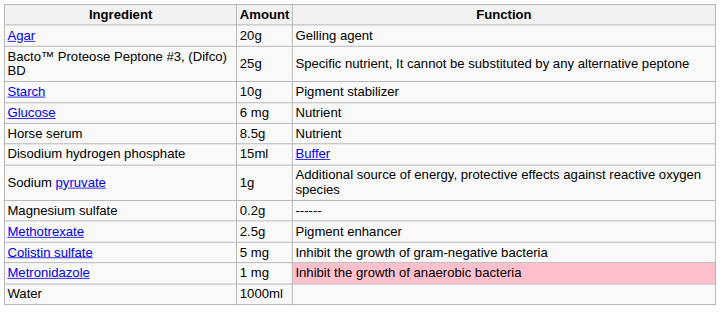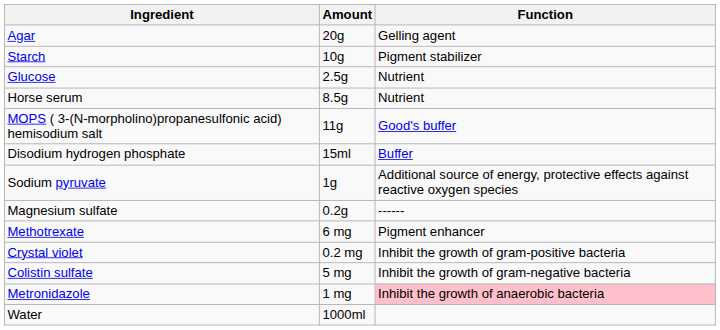- row: (117, 63)
(254, 112) 6 mg -> (335, 77) 2.5g
+ row: (145, 126)
(253, 231) 2.5g -> (337, 231) 6 mg
+ row: (45, 252)
